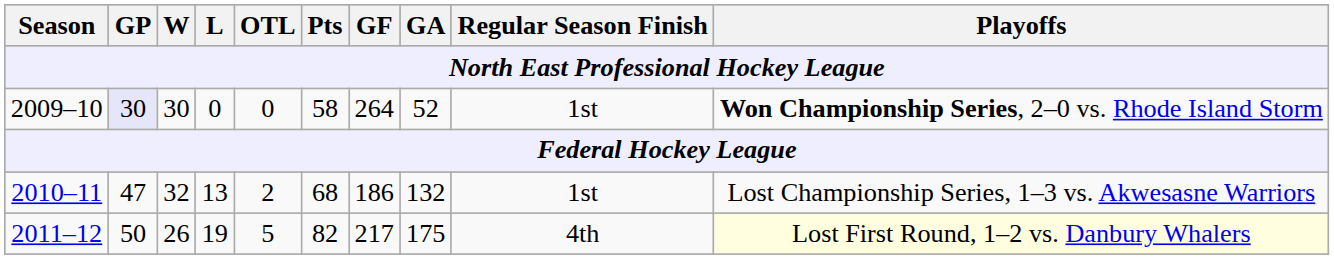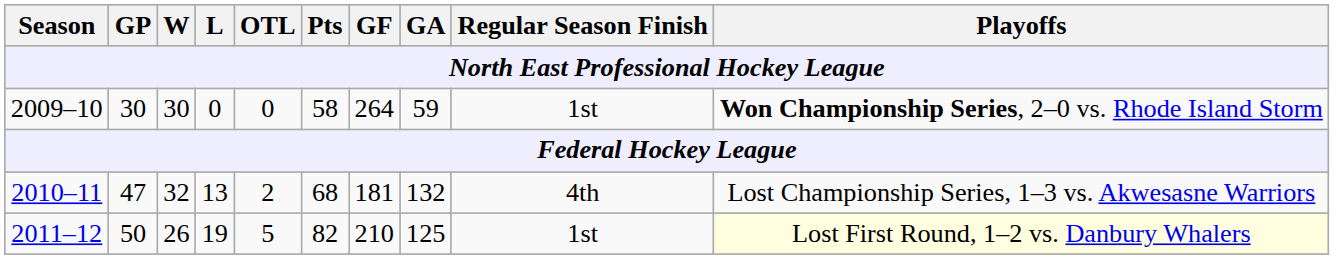(133, 108) lavender background -> (133, 108) no background
(426, 108) 52 -> (426, 108) 59
(374, 191) 186 -> (374, 191) 181
(583, 191) 1st -> (583, 191) 4th
(374, 233) 217 -> (374, 233) 210
(426, 233) 175 -> (426, 233) 125
(583, 233) 4th -> (583, 233) 1st
